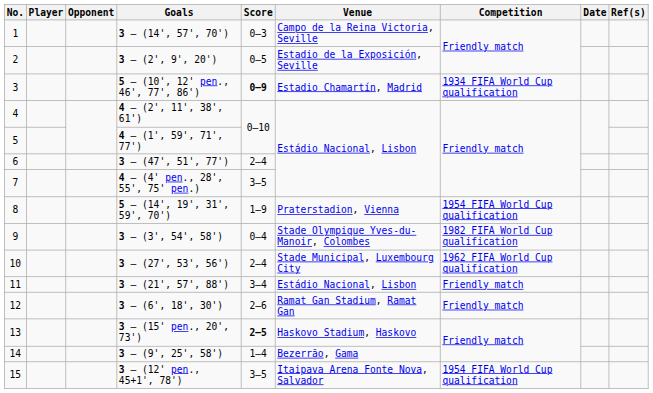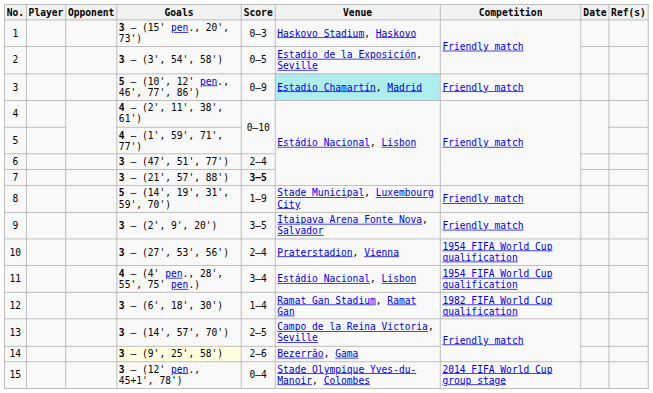(174, 33) 3 – (14', 57', 70') -> (174, 33) 3 – (15' pen., 20', 73')
(355, 33) Campo de la Reina Victoria, Seville -> (347, 33) Haskovo Stadium, Haskovo
(168, 60) 3 – (2', 9', 20') -> (171, 60) 3 – (3', 54', 58')
(258, 87) bold -> (258, 87) normal
(350, 87) no background -> (350, 87) paleturquoise background
(497, 87) 1934 FIFA World Cup qualification -> (483, 87) Friendly match
(171, 183) 4 – (4' pen., 28', 55', 75' pen.) -> (174, 177) 3 – (21', 57', 88')
(258, 183) normal -> (258, 177) bold
(338, 210) Praterstadion, Vienna -> (355, 199) Stade Municipal, Luxembourg City
(497, 210) 1954 FIFA World Cup qualification -> (483, 199) Friendly match
(171, 237) 3 – (3', 54', 58') -> (168, 225) 3 – (2', 9', 20')
(258, 237) 0–4 -> (258, 225) 3–5
(347, 237) Stade Olympique Yves-du-Manoir, Colombes -> (353, 225) Itaipava Arena Fonte Nova, Salvador
(497, 237) 1982 FIFA World Cup qualification -> (483, 225) Friendly match
(355, 263) Stade Municipal, Luxembourg City -> (338, 252) Praterstadion, Vienna
(497, 263) 1962 FIFA World Cup qualification -> (497, 252) 1954 FIFA World Cup qualification
(174, 285) 3 – (21', 57', 88') -> (171, 279) 4 – (4' pen., 28', 55', 75' pen.)
(483, 285) Friendly match -> (497, 279) 1954 FIFA World Cup qualification
(258, 306) 2–6 -> (258, 306) 1–4
(483, 306) Friendly match -> (497, 306) 1982 FIFA World Cup qualification
(174, 333) 3 – (15' pen., 20', 73') -> (174, 333) 3 – (14', 57', 70')
(258, 333) bold -> (258, 333) normal
(347, 333) Haskovo Stadium, Haskovo -> (355, 333) Campo de la Reina Victoria, Seville
(171, 354) no background -> (171, 354) lightyellow background
(258, 354) 1–4 -> (258, 354) 2–6
(258, 375) 3–5 -> (258, 375) 0–4
(353, 375) Itaipava Arena Fonte Nova, Salvador -> (347, 375) Stade Olympique Yves-du-Manoir, Colombes
(497, 375) 1954 FIFA World Cup qualification -> (497, 375) 2014 FIFA World Cup group stage
